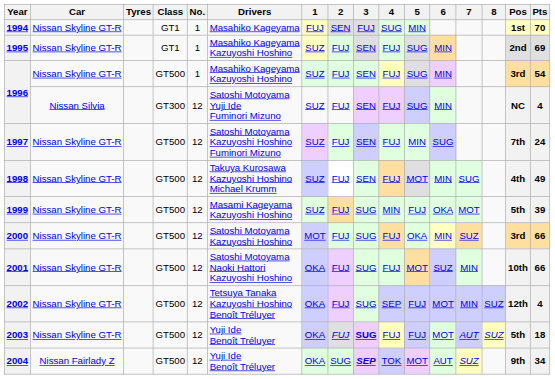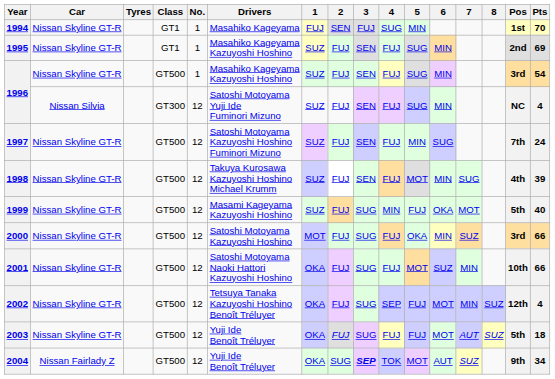(540, 179) 49 -> (540, 179) 39
(540, 210) 39 -> (540, 210) 40
(366, 335) bold -> (366, 335) normal
